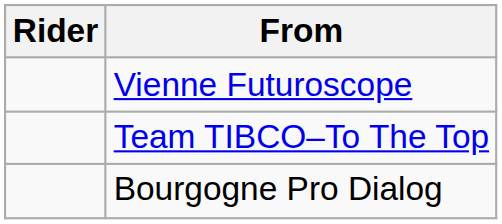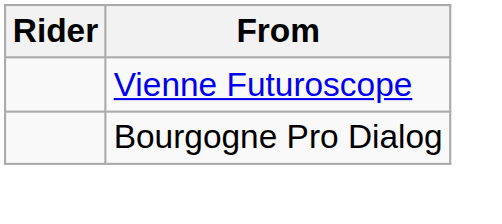- row: (301, 137)
